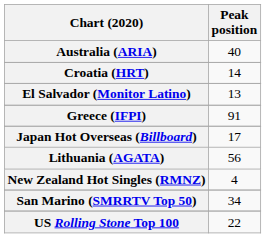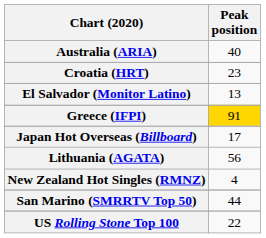(234, 72) 14 -> (234, 72) 23
(234, 115) no background -> (234, 115) gold background
(234, 200) 34 -> (234, 200) 44
